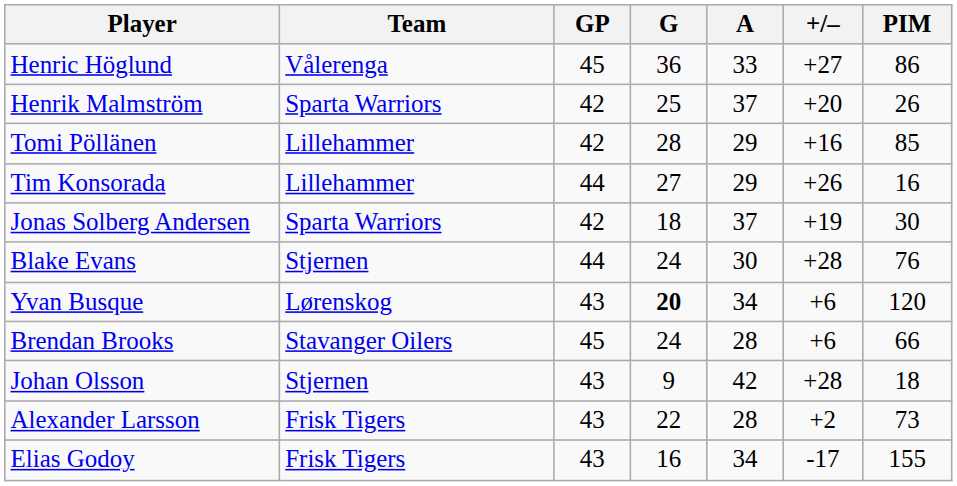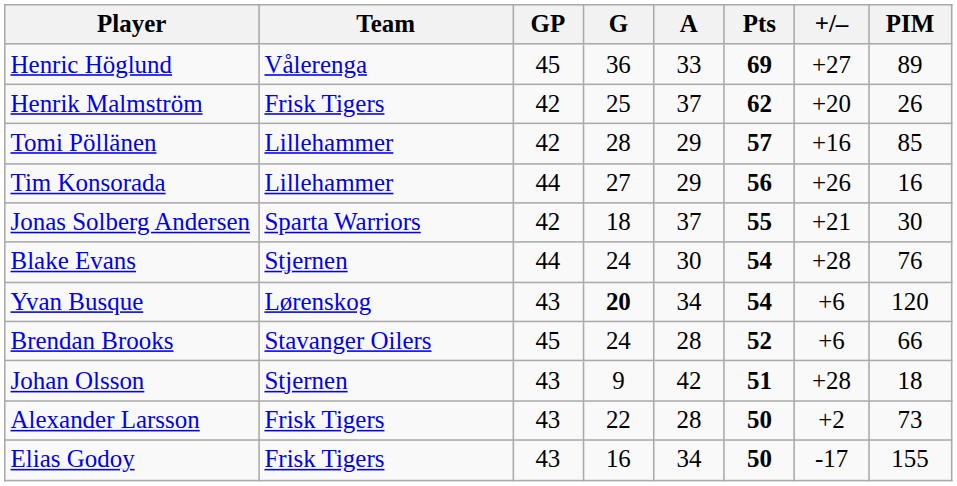+ column: (759, 24)
(907, 63) 86 -> (910, 63) 89
(363, 103) Sparta Warriors -> (324, 103) Frisk Tigers
(823, 222) +19 -> (832, 222) +21
